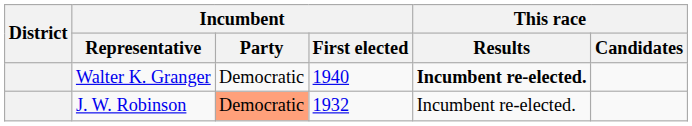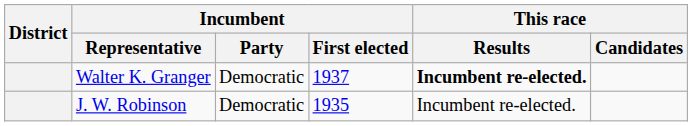(331, 76) 1940 -> (331, 76) 1937
(262, 105) lightsalmon background -> (262, 105) no background
(331, 105) 1932 -> (331, 105) 1935
